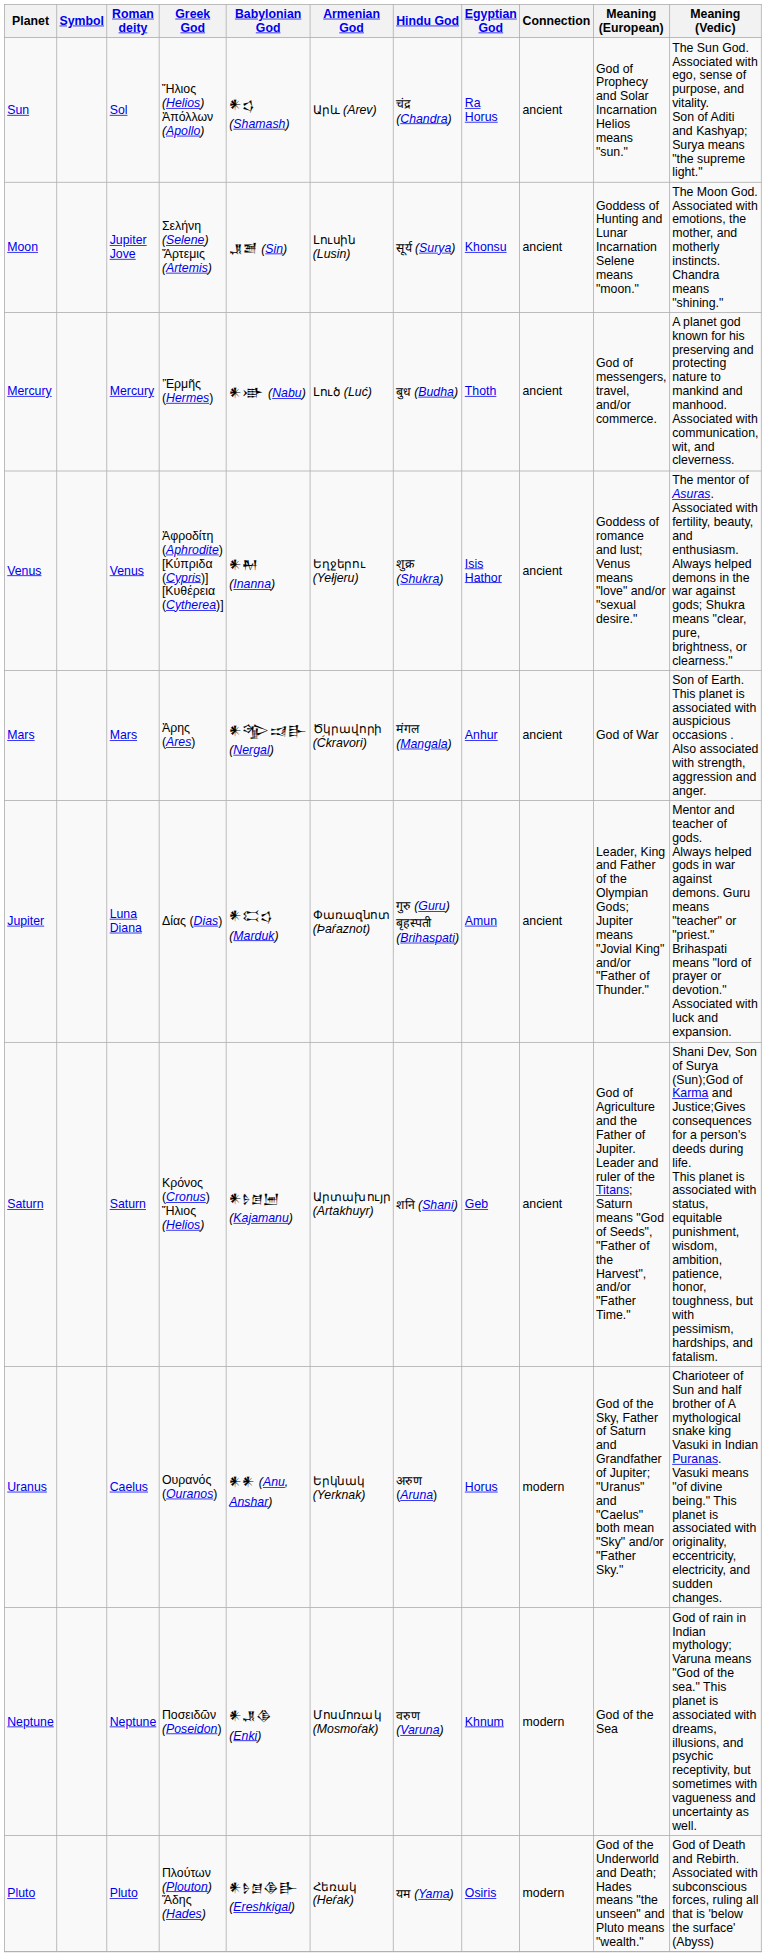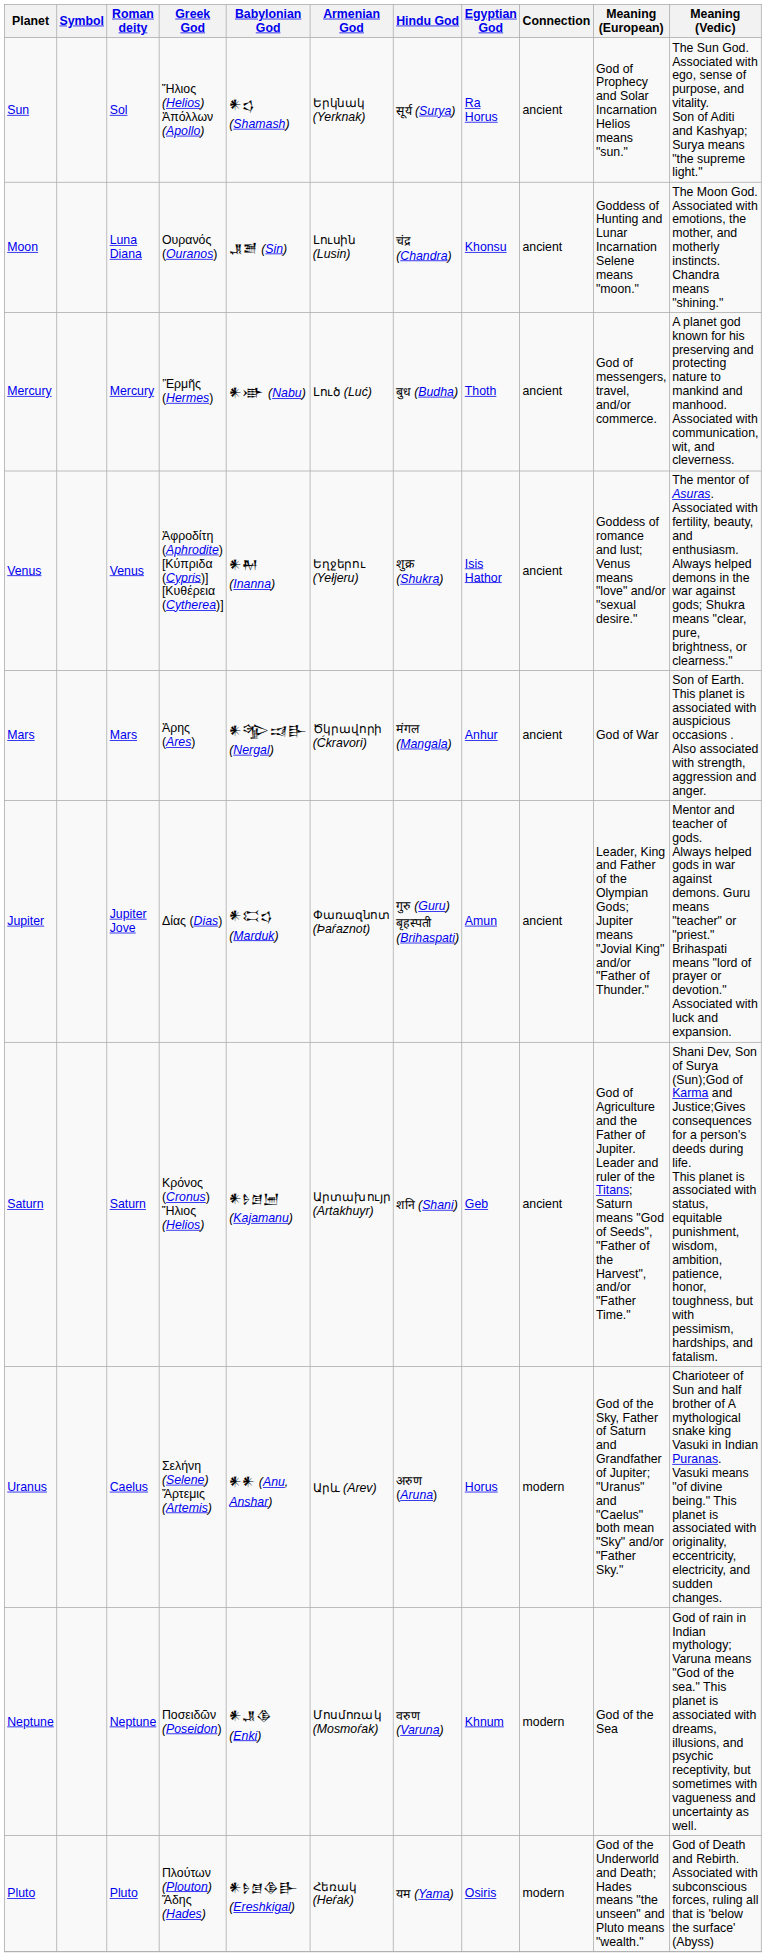(345, 110) Արև (Arev) -> (339, 110) Երկնակ (Yerknak)
(424, 111) चंद्र (Chandra) -> (426, 110) सूर्य (Surya)
(128, 247) Jupiter Jove -> (126, 247) Luna Diana
(187, 247) Σελήνη (Selene) Ἄρτεμις (Artemis) -> (190, 247) Ουρανός (Ouranos)
(426, 248) सूर्य (Surya) -> (424, 248) चंद्र (Chandra)
(126, 921) Luna Diana -> (128, 921) Jupiter Jove
(190, 1487) Ουρανός (Ouranos) -> (187, 1487) Σελήνη (Selene) Ἄρτεμις (Artemis)
(339, 1487) Երկնակ (Yerknak) -> (345, 1487) Արև (Arev)
